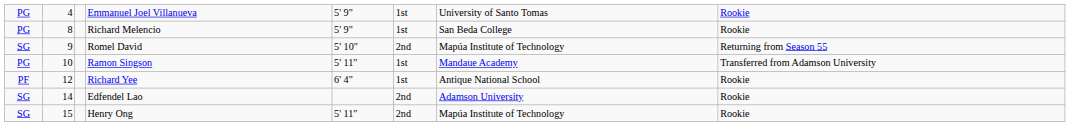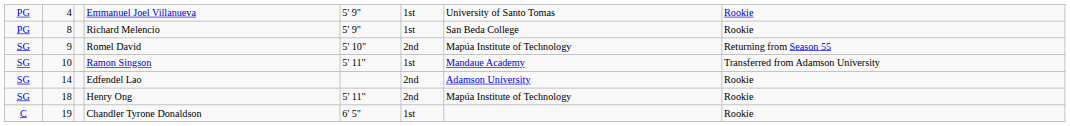(23, 63) PG -> (23, 63) SG
- row: (112, 80)
(67, 113) 15 -> (67, 97) 18
+ row: (144, 113)
